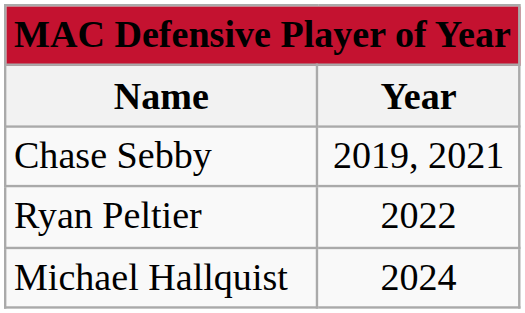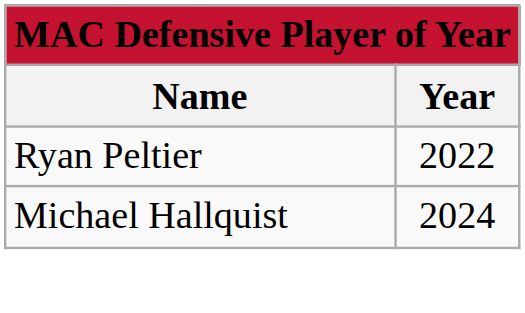- row: (113, 155)
